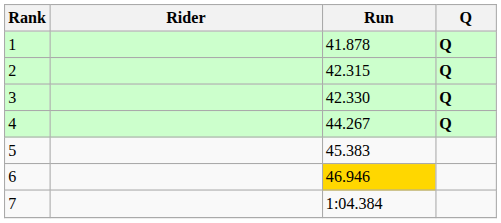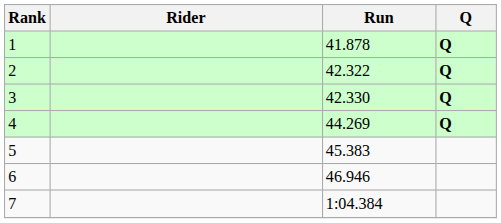(348, 71) 42.315 -> (348, 71) 42.322
(348, 124) 44.267 -> (348, 124) 44.269
(348, 177) gold background -> (348, 177) no background
